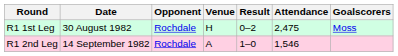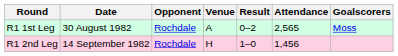(209, 28) H -> (209, 28) A
(287, 28) 2,475 -> (287, 28) 2,565
(209, 43) A -> (209, 43) H
(287, 43) 1,546 -> (287, 43) 1,456
